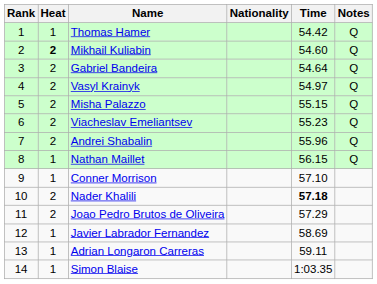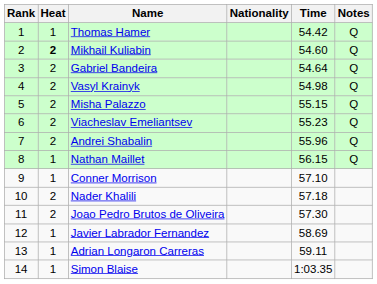(313, 86) 54.97 -> (313, 86) 54.98
(313, 196) bold -> (313, 196) normal
(313, 214) 57.29 -> (313, 214) 57.30
